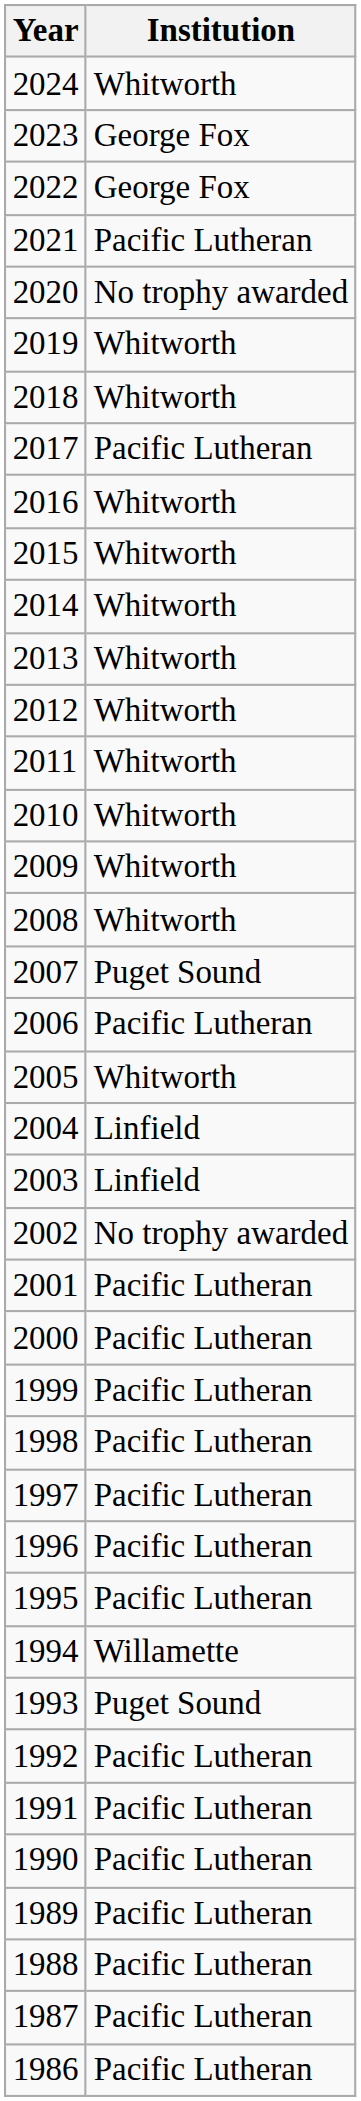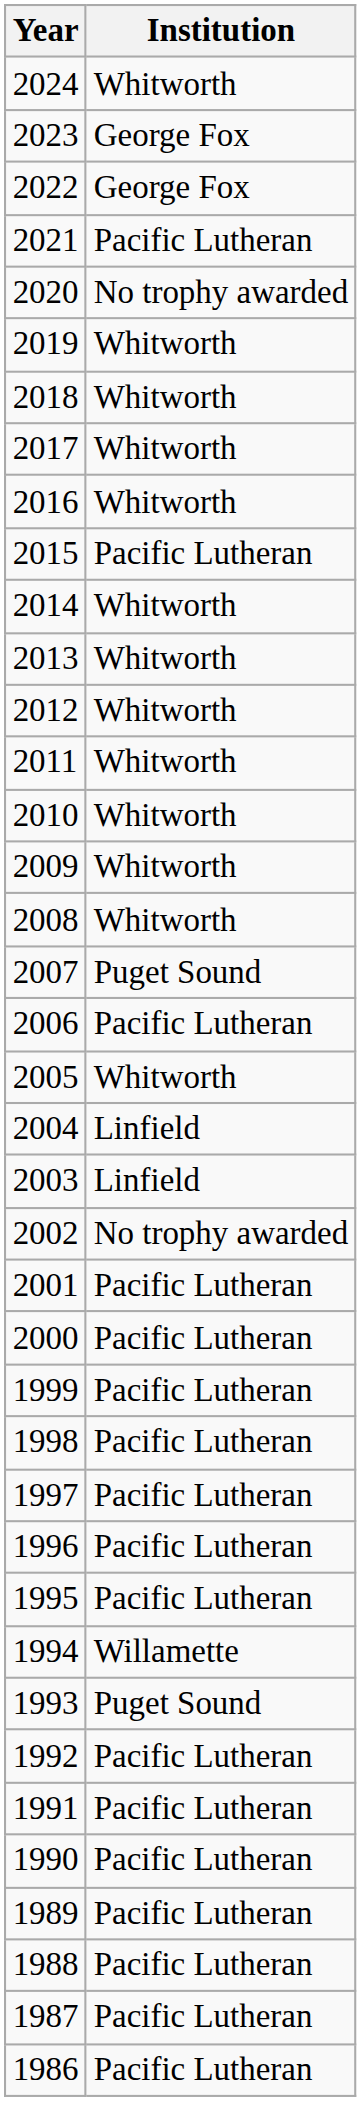(203, 448) Pacific Lutheran -> (165, 448) Whitworth
(165, 553) Whitworth -> (203, 553) Pacific Lutheran
